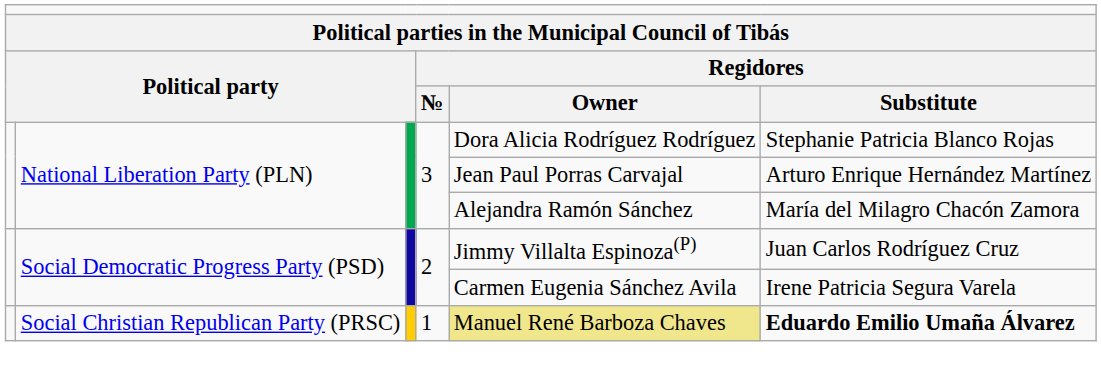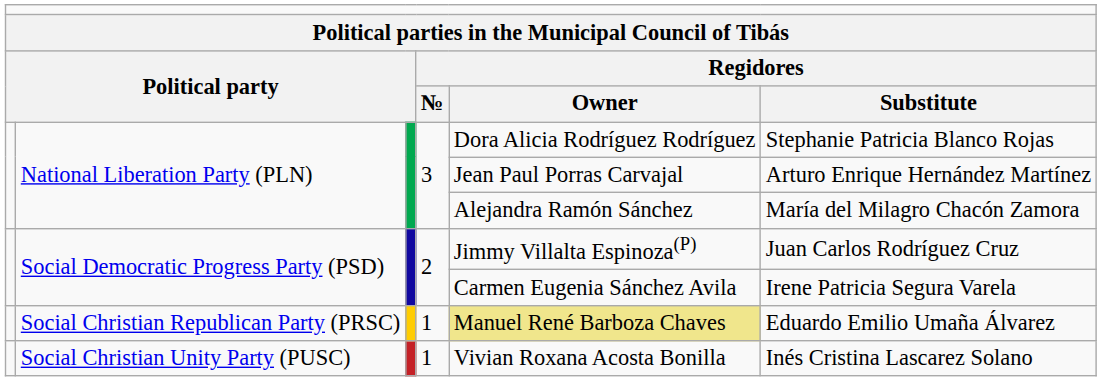(920, 322) bold -> (910, 322) normal
+ row: (186, 358)
